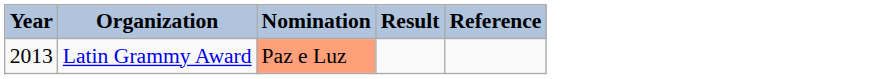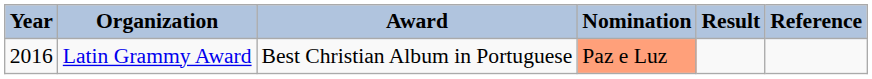+ column: (417, 21)
(31, 55) 2013 -> (31, 55) 2016
